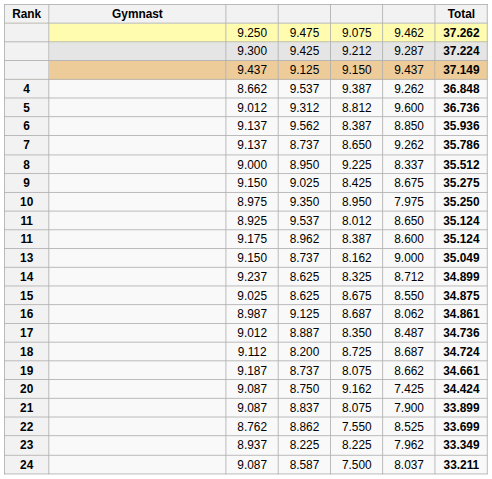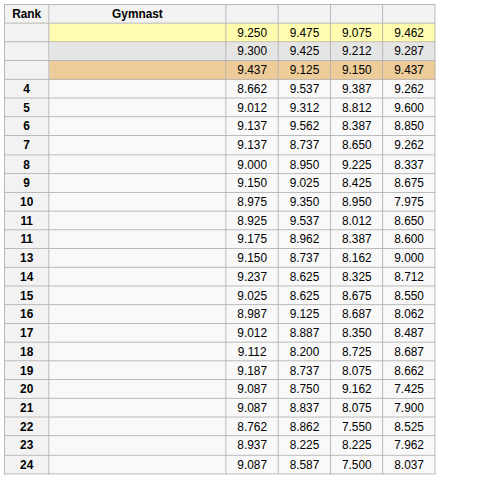- column: (461, 14)
